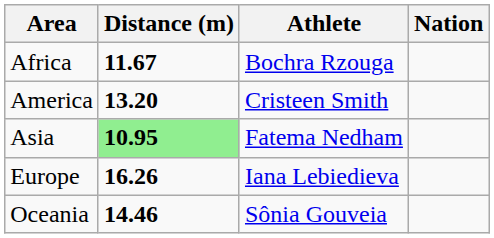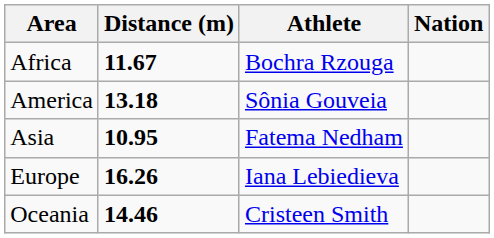(131, 99) 13.20 -> (131, 99) 13.18
(317, 99) Cristeen Smith -> (316, 99) Sônia Gouveia
(131, 137) lightgreen background -> (131, 137) no background
(316, 213) Sônia Gouveia -> (317, 213) Cristeen Smith
